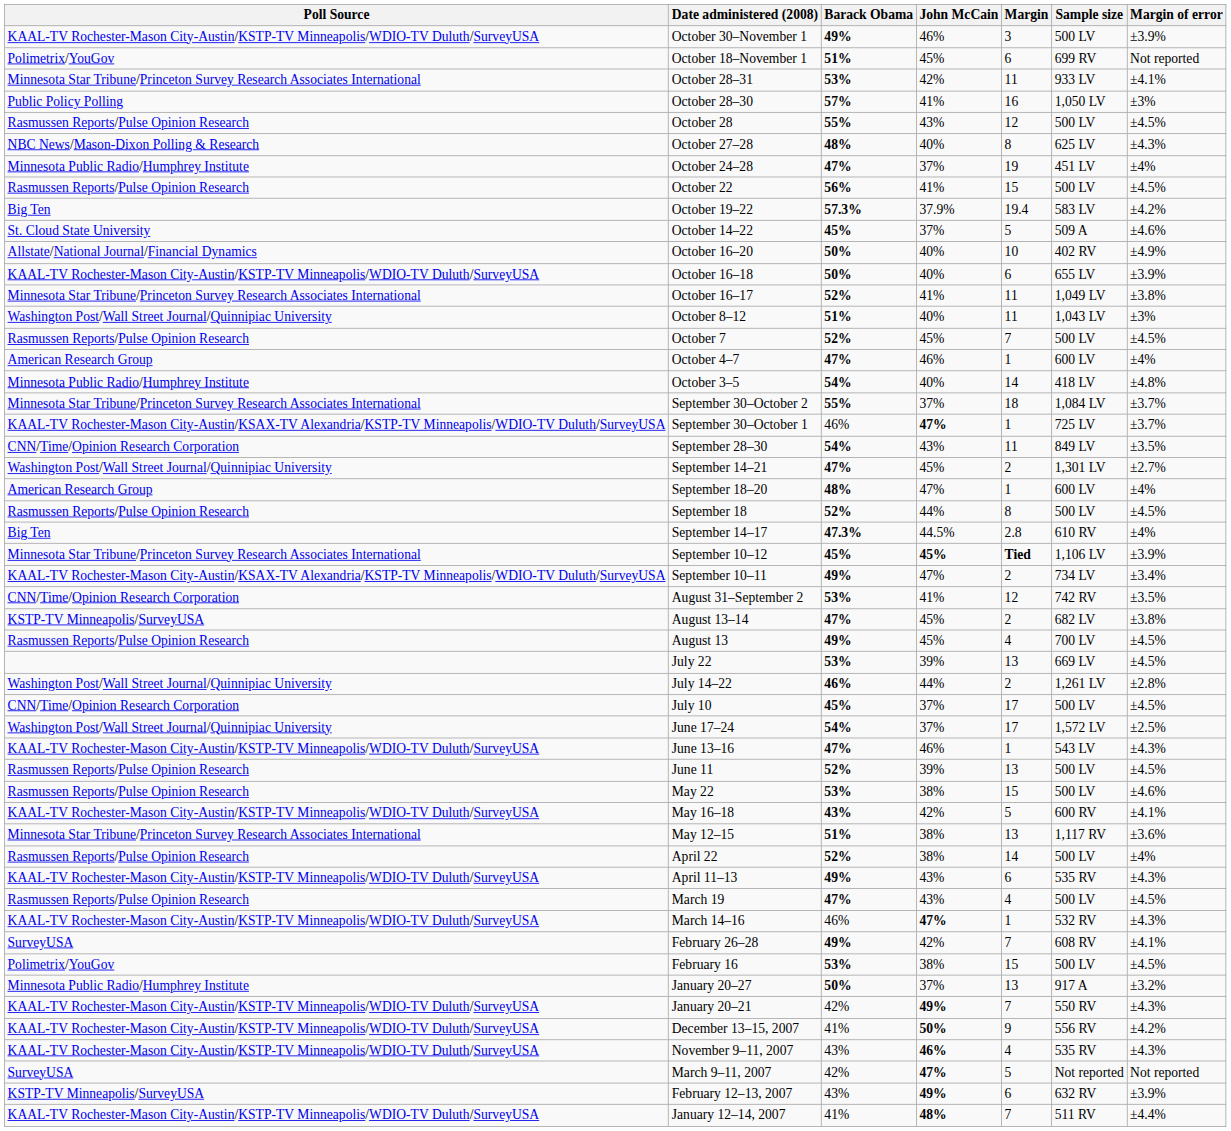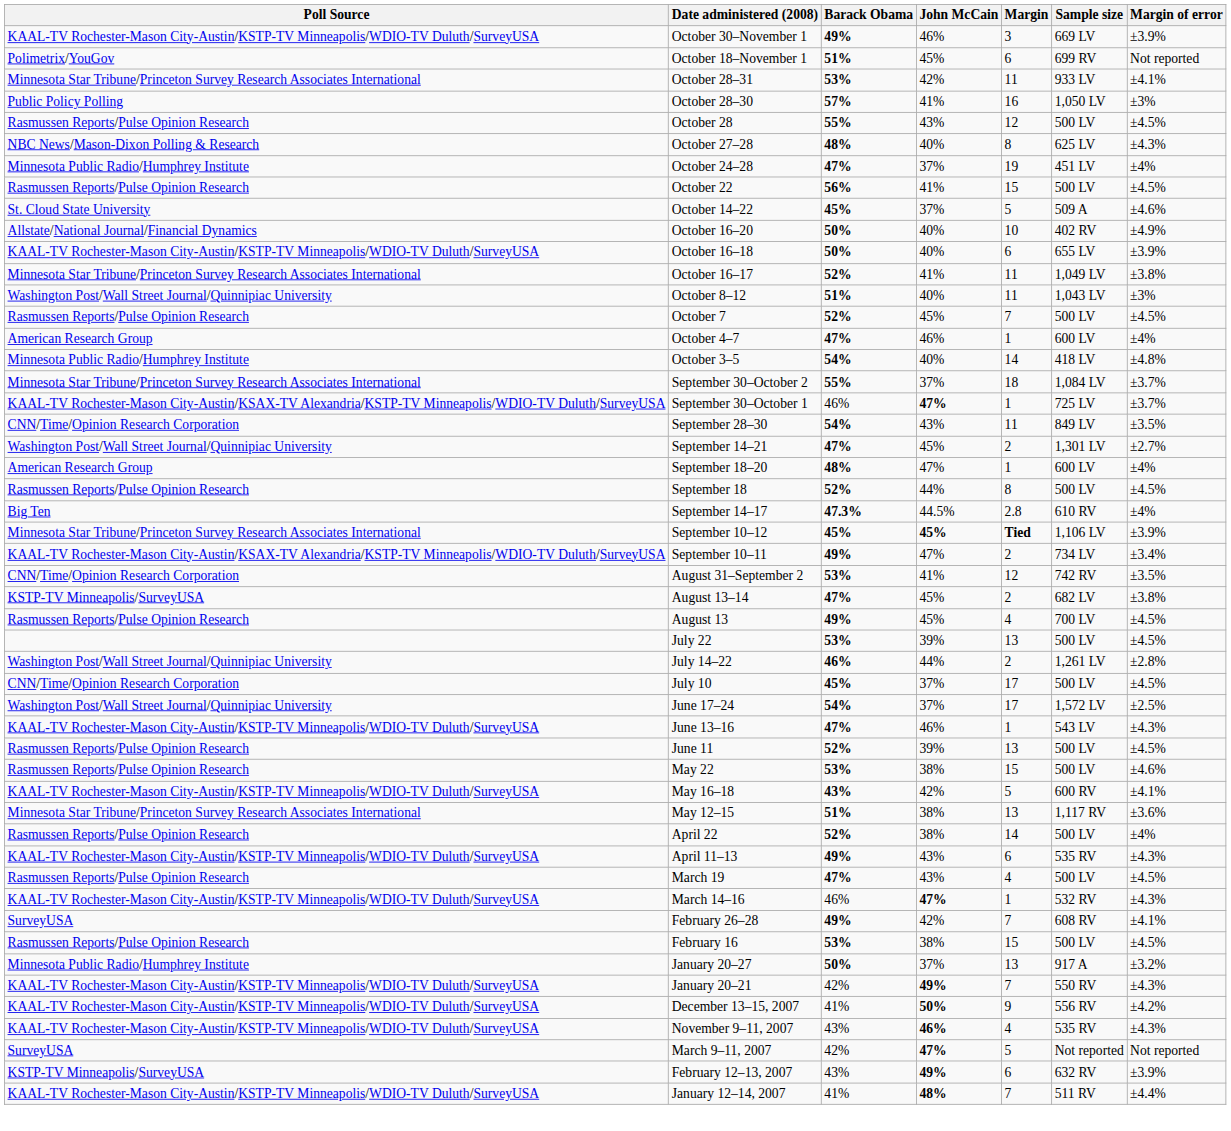(1075, 36) 500 LV -> (1075, 36) 669 LV
- row: (712, 209)
(1075, 662) 669 LV -> (1075, 640) 500 LV
(61, 964) Polimetrix/YouGov -> (128, 942) Rasmussen Reports/Pulse Opinion Research
